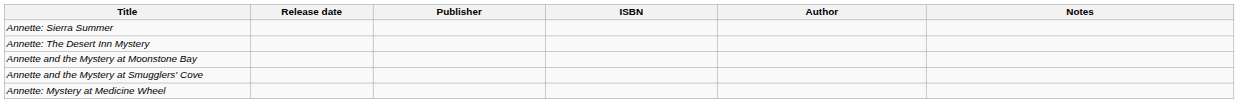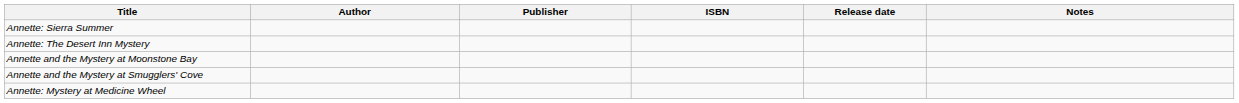columns swapped: (822, 12) <-> (312, 12)
